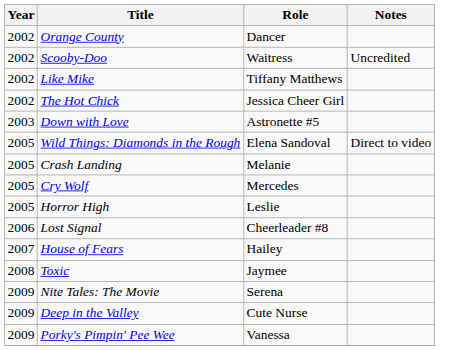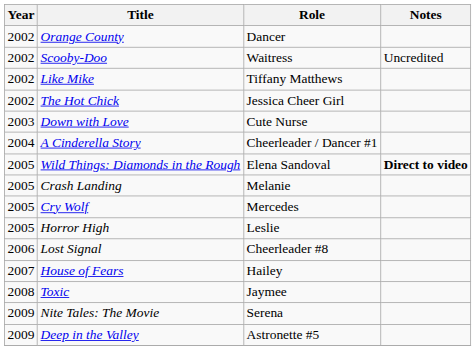(283, 121) Astronette #5 -> (277, 121) Cute Nurse
+ row: (91, 143)
(391, 143) normal -> (426, 164) bold
(277, 313) Cute Nurse -> (283, 334) Astronette #5
- row: (108, 334)
